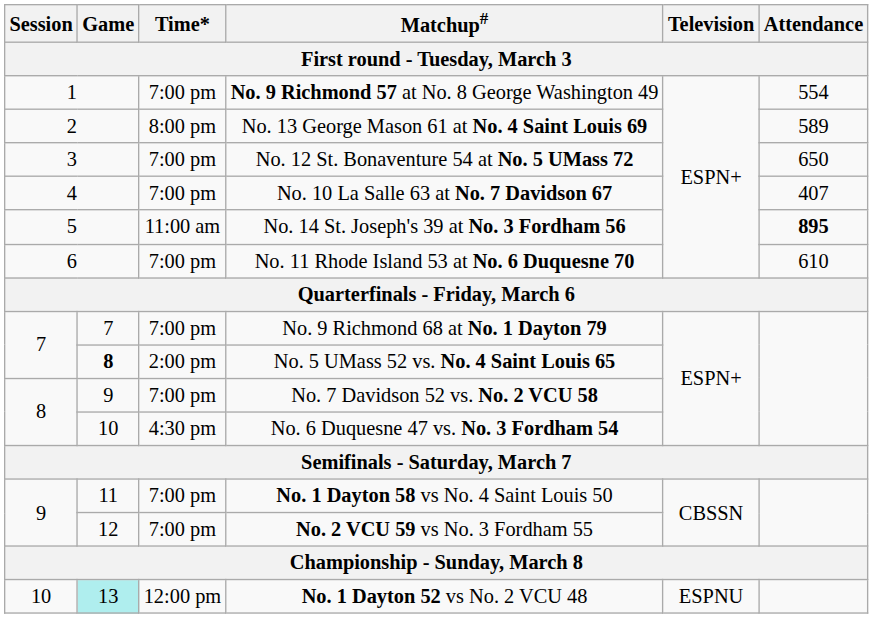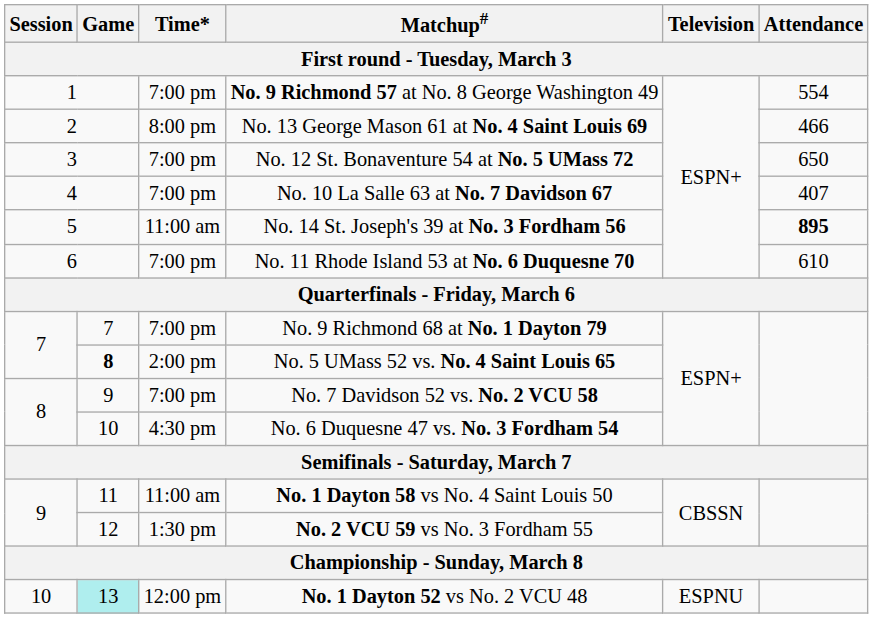(813, 126) 589 -> (813, 126) 466
(182, 495) 7:00 pm -> (182, 495) 11:00 am
(182, 529) 7:00 pm -> (182, 529) 1:30 pm
